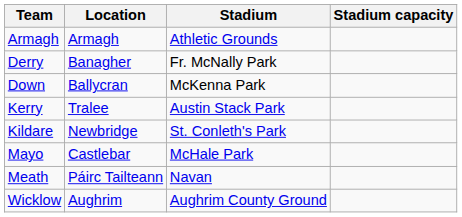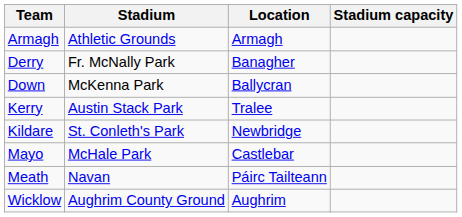columns swapped: (116, 16) <-> (248, 16)
